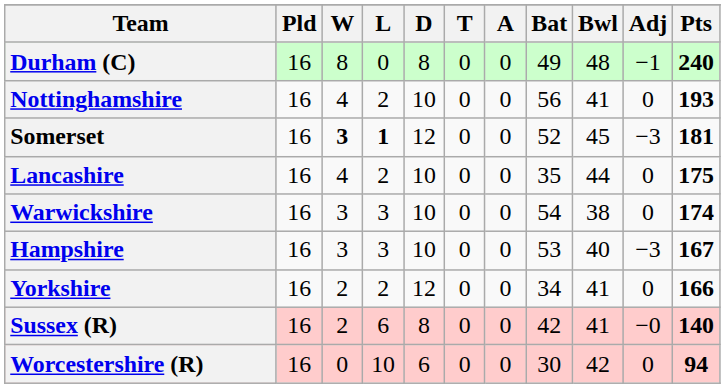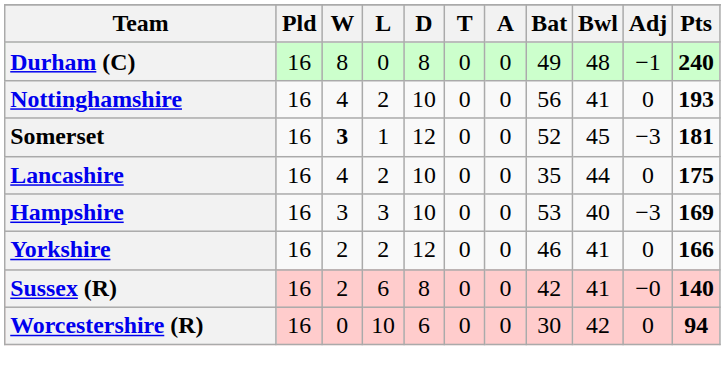(383, 136) bold -> (383, 136) normal
- row: (82, 212)
(696, 250) 167 -> (696, 212) 169
(549, 288) 34 -> (549, 250) 46
